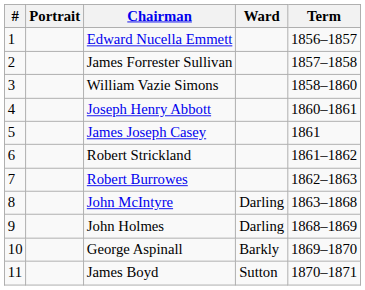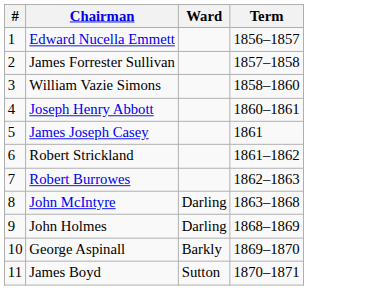- column: (55, 16)
